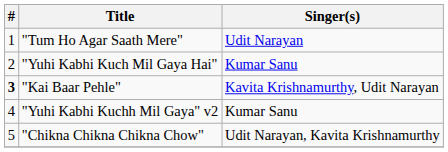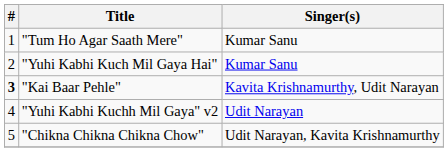(264, 40) Udit Narayan -> (261, 40) Kumar Sanu
(261, 111) Kumar Sanu -> (264, 111) Udit Narayan
